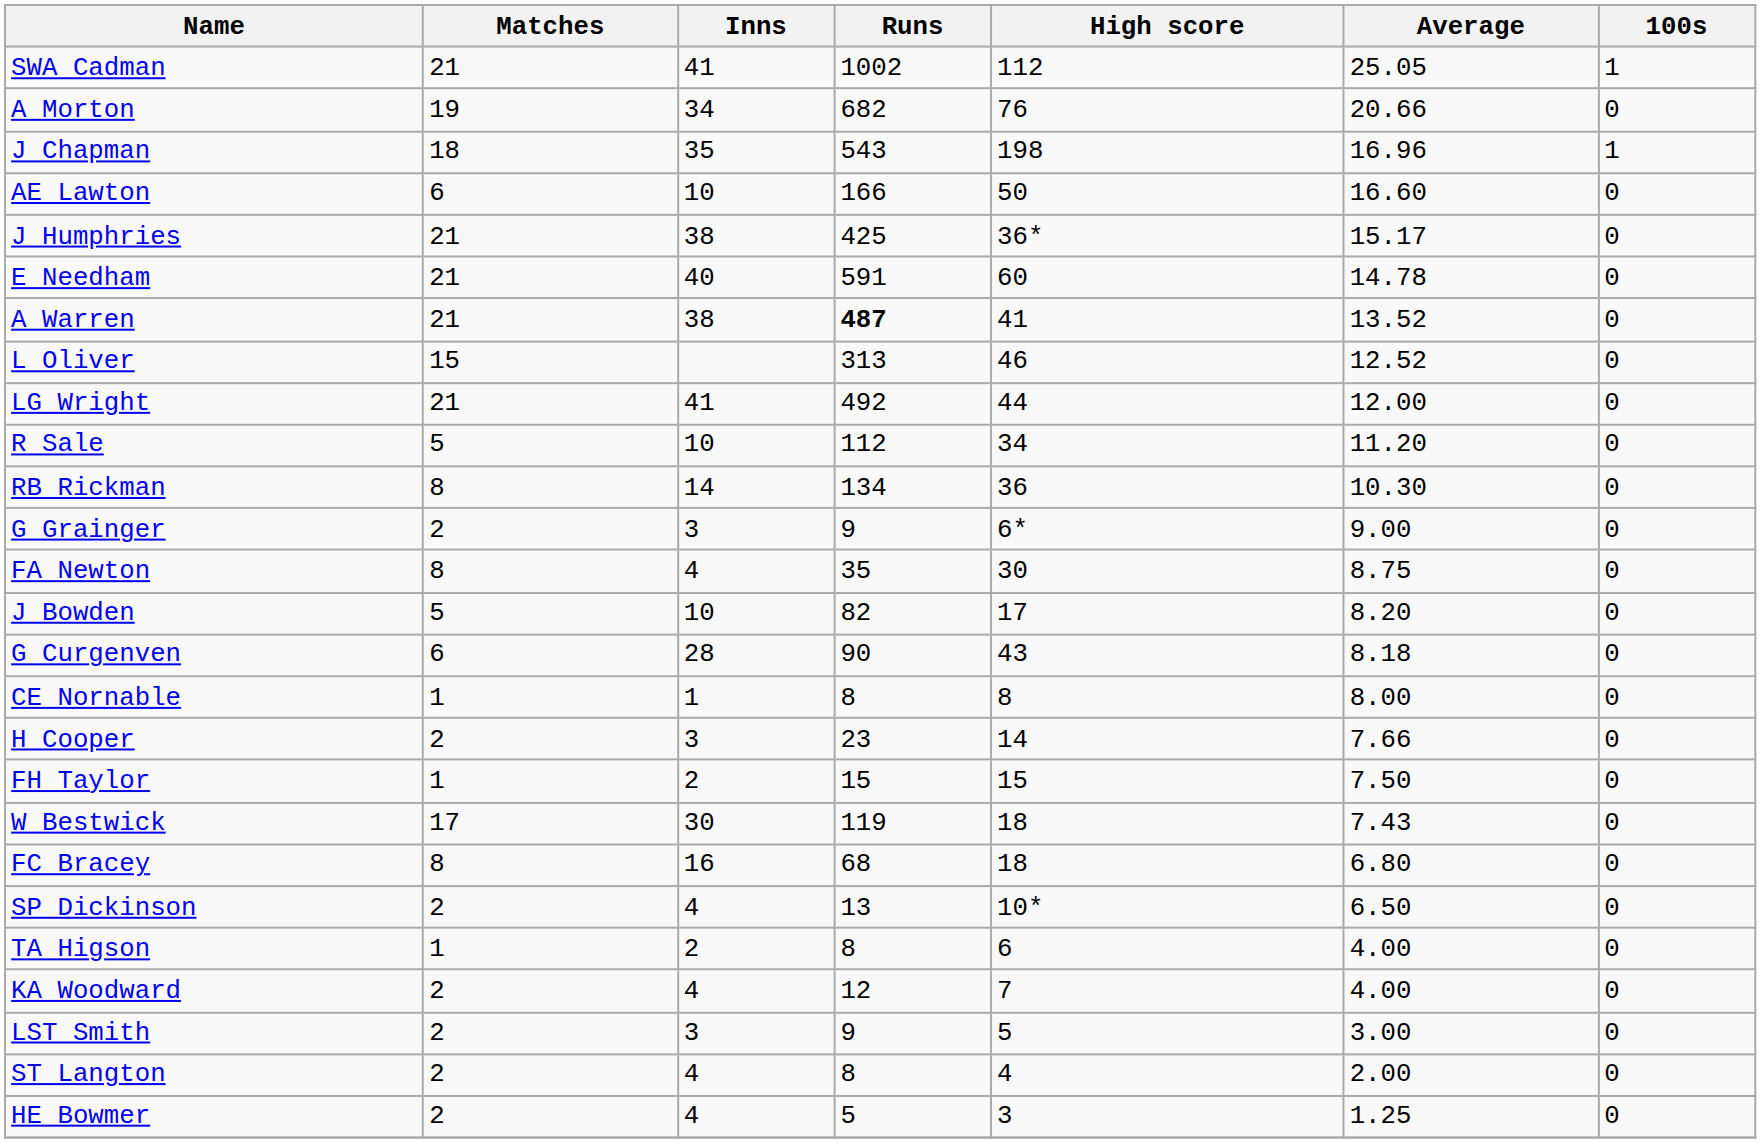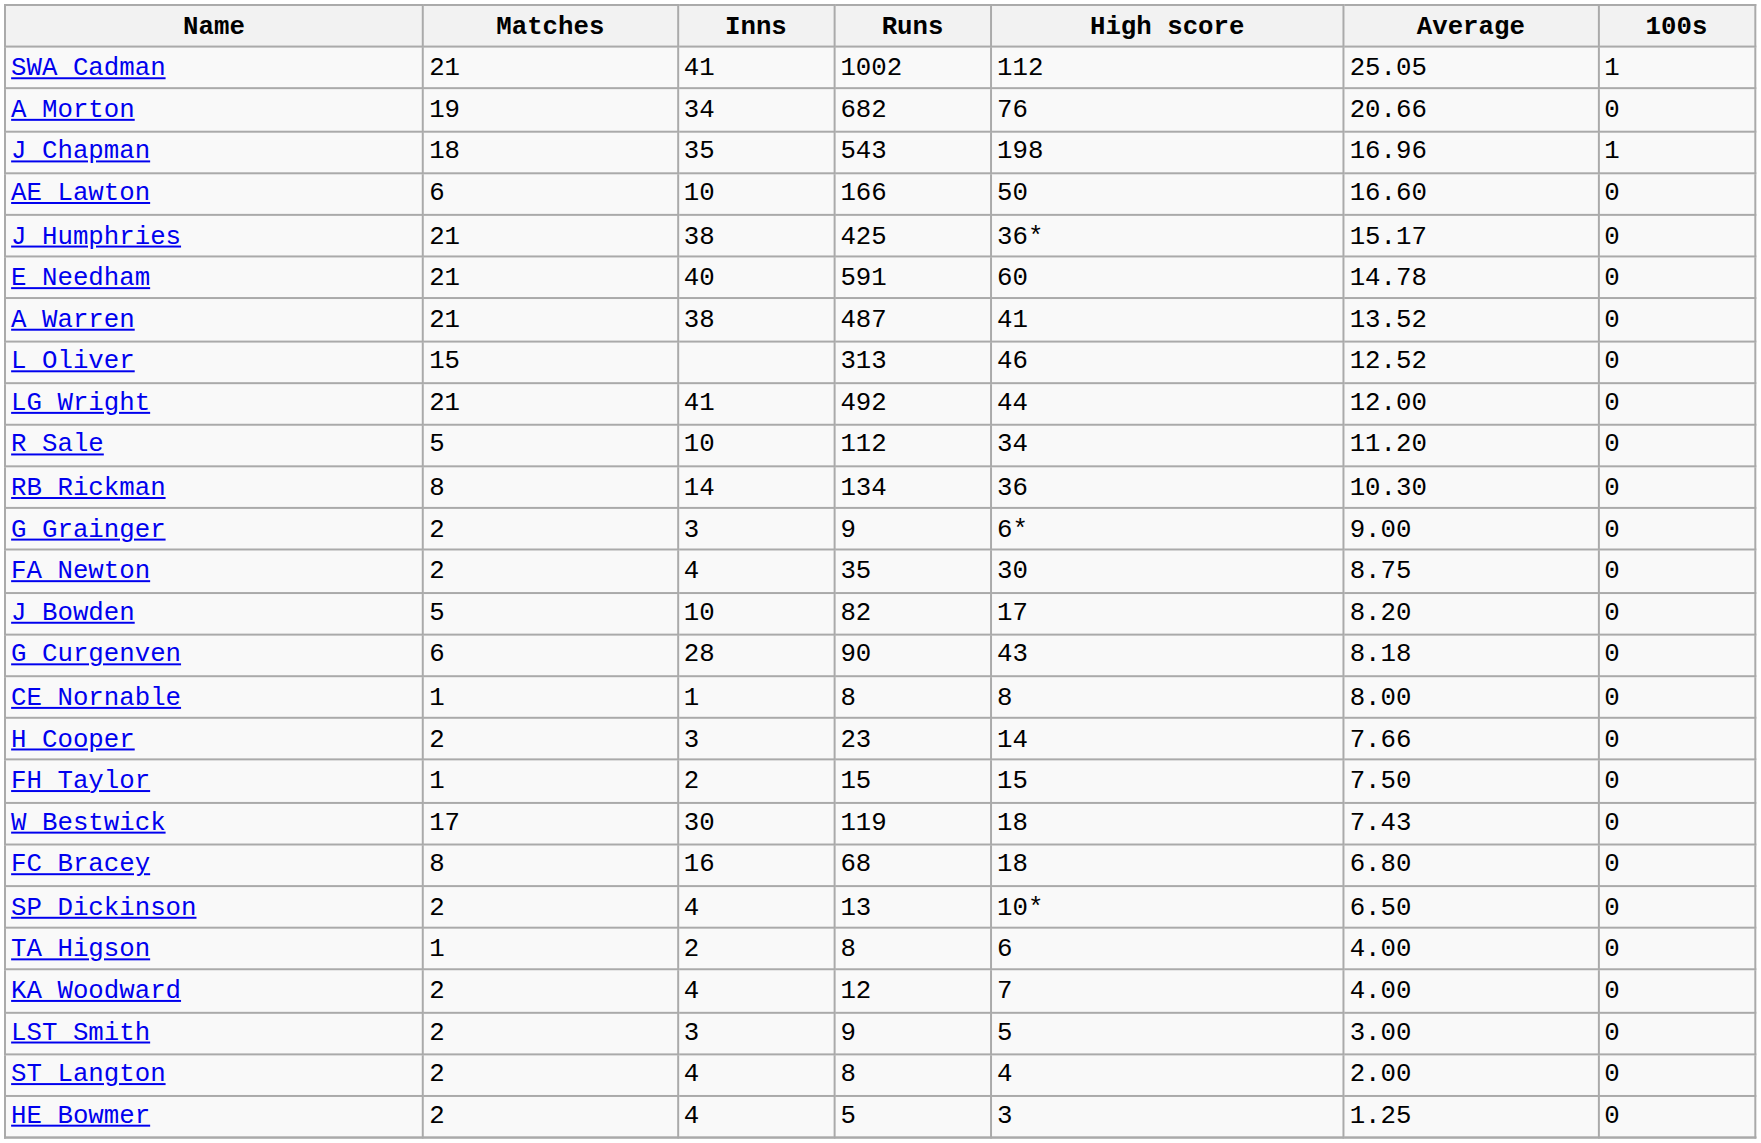(864, 320) bold -> (864, 320) normal
(437, 571) 8 -> (437, 571) 2
